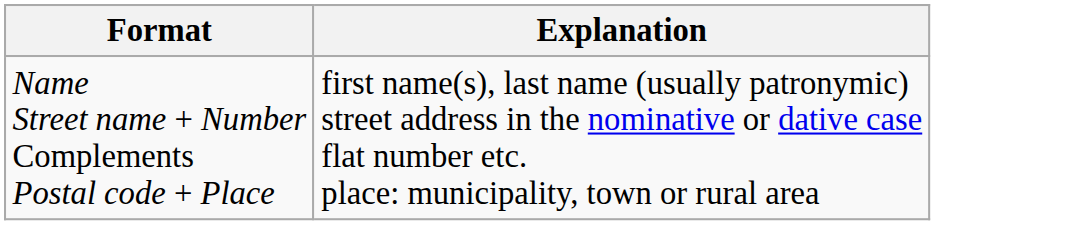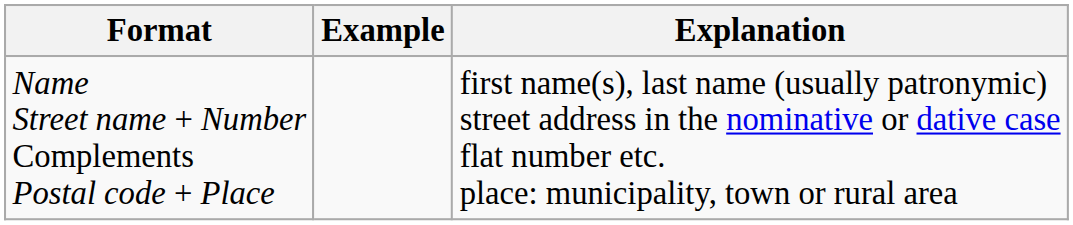+ column: (383, 30)
